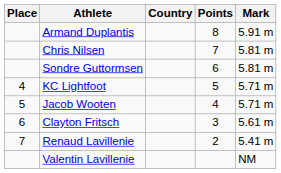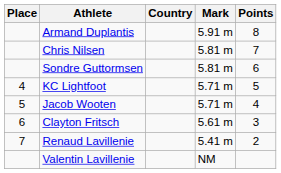columns swapped: (256, 13) <-> (215, 13)
